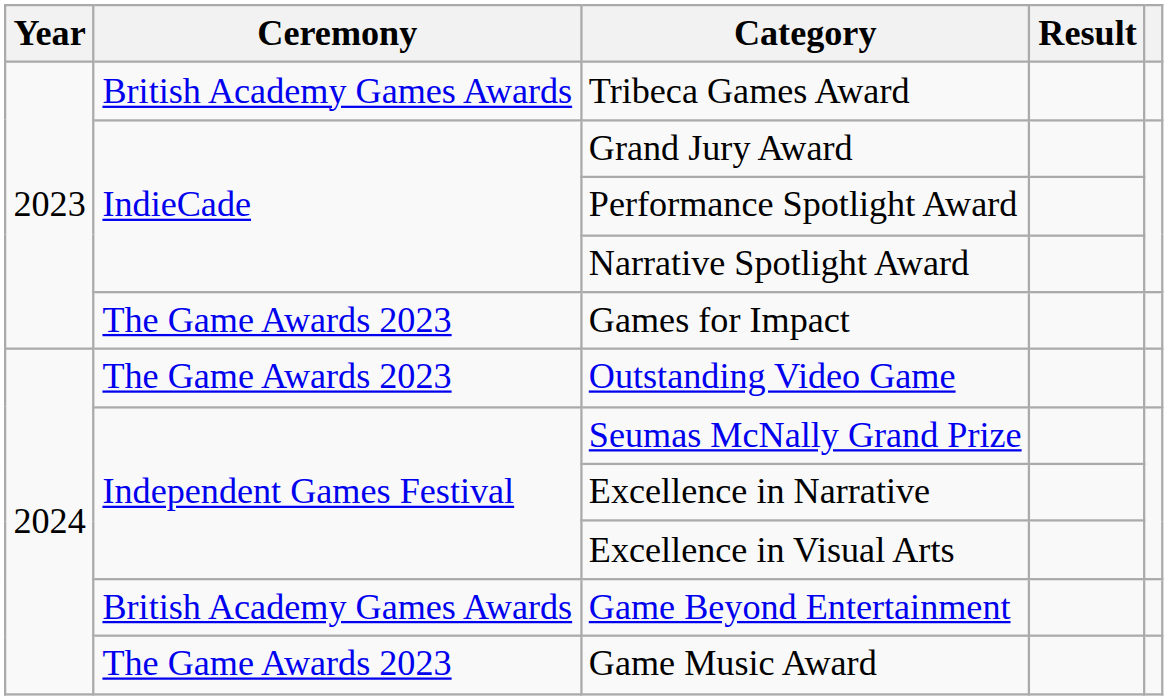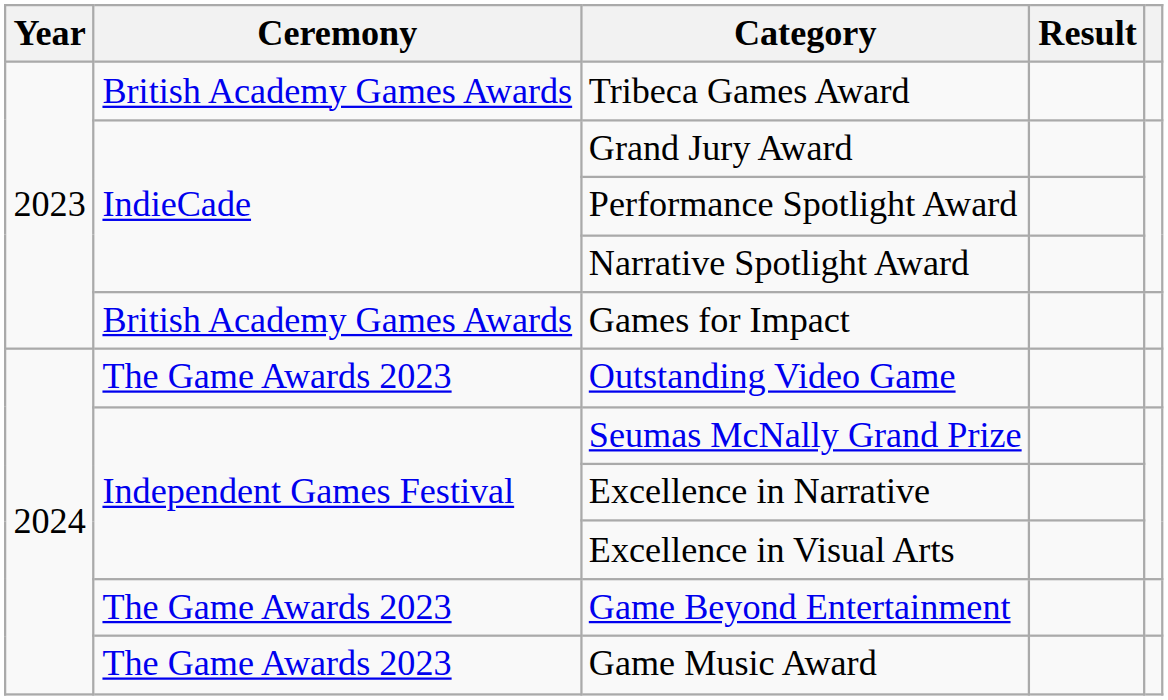(277, 319) The Game Awards 2023 -> (337, 319) British Academy Games Awards
(337, 606) British Academy Games Awards -> (277, 606) The Game Awards 2023
